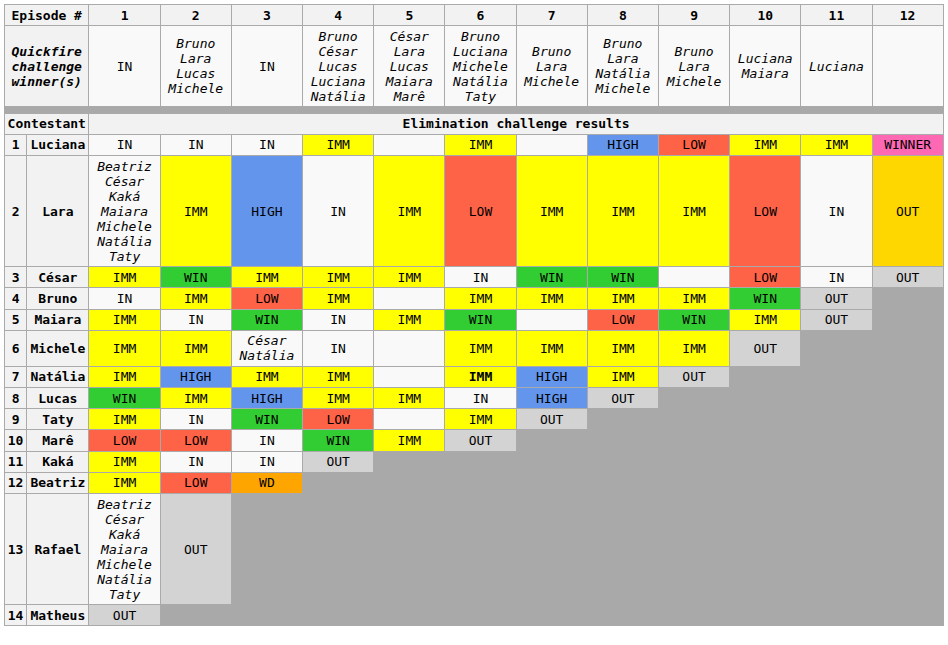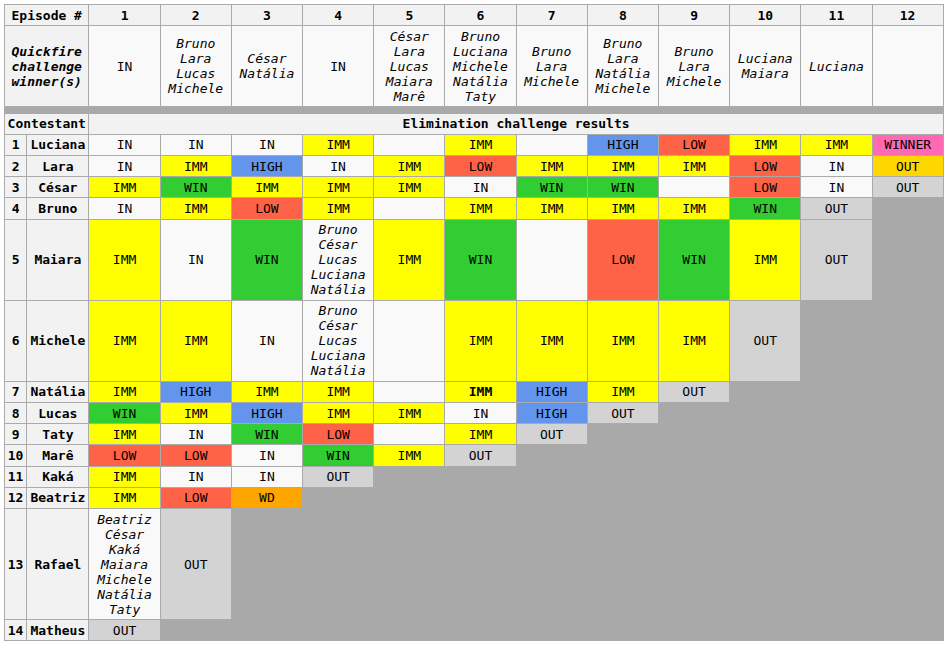(267, 66) IN -> (267, 66) César Natália
(338, 66) Bruno César Lucas Luciana Natália -> (338, 66) IN
(125, 211) Beatriz César Kaká Maiara Michele Natália Taty -> (125, 166) IN
(338, 320) IN -> (338, 260) Bruno César Lucas Luciana Natália
(267, 348) César Natália -> (267, 341) IN
(338, 348) IN -> (338, 341) Bruno César Lucas Luciana Natália
